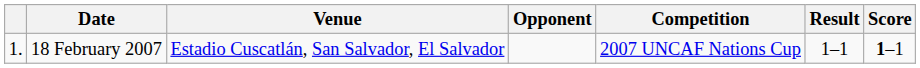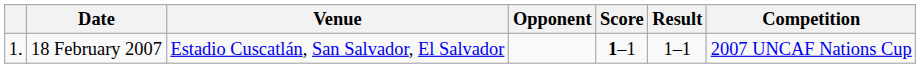columns swapped: (890, 19) <-> (701, 19)
